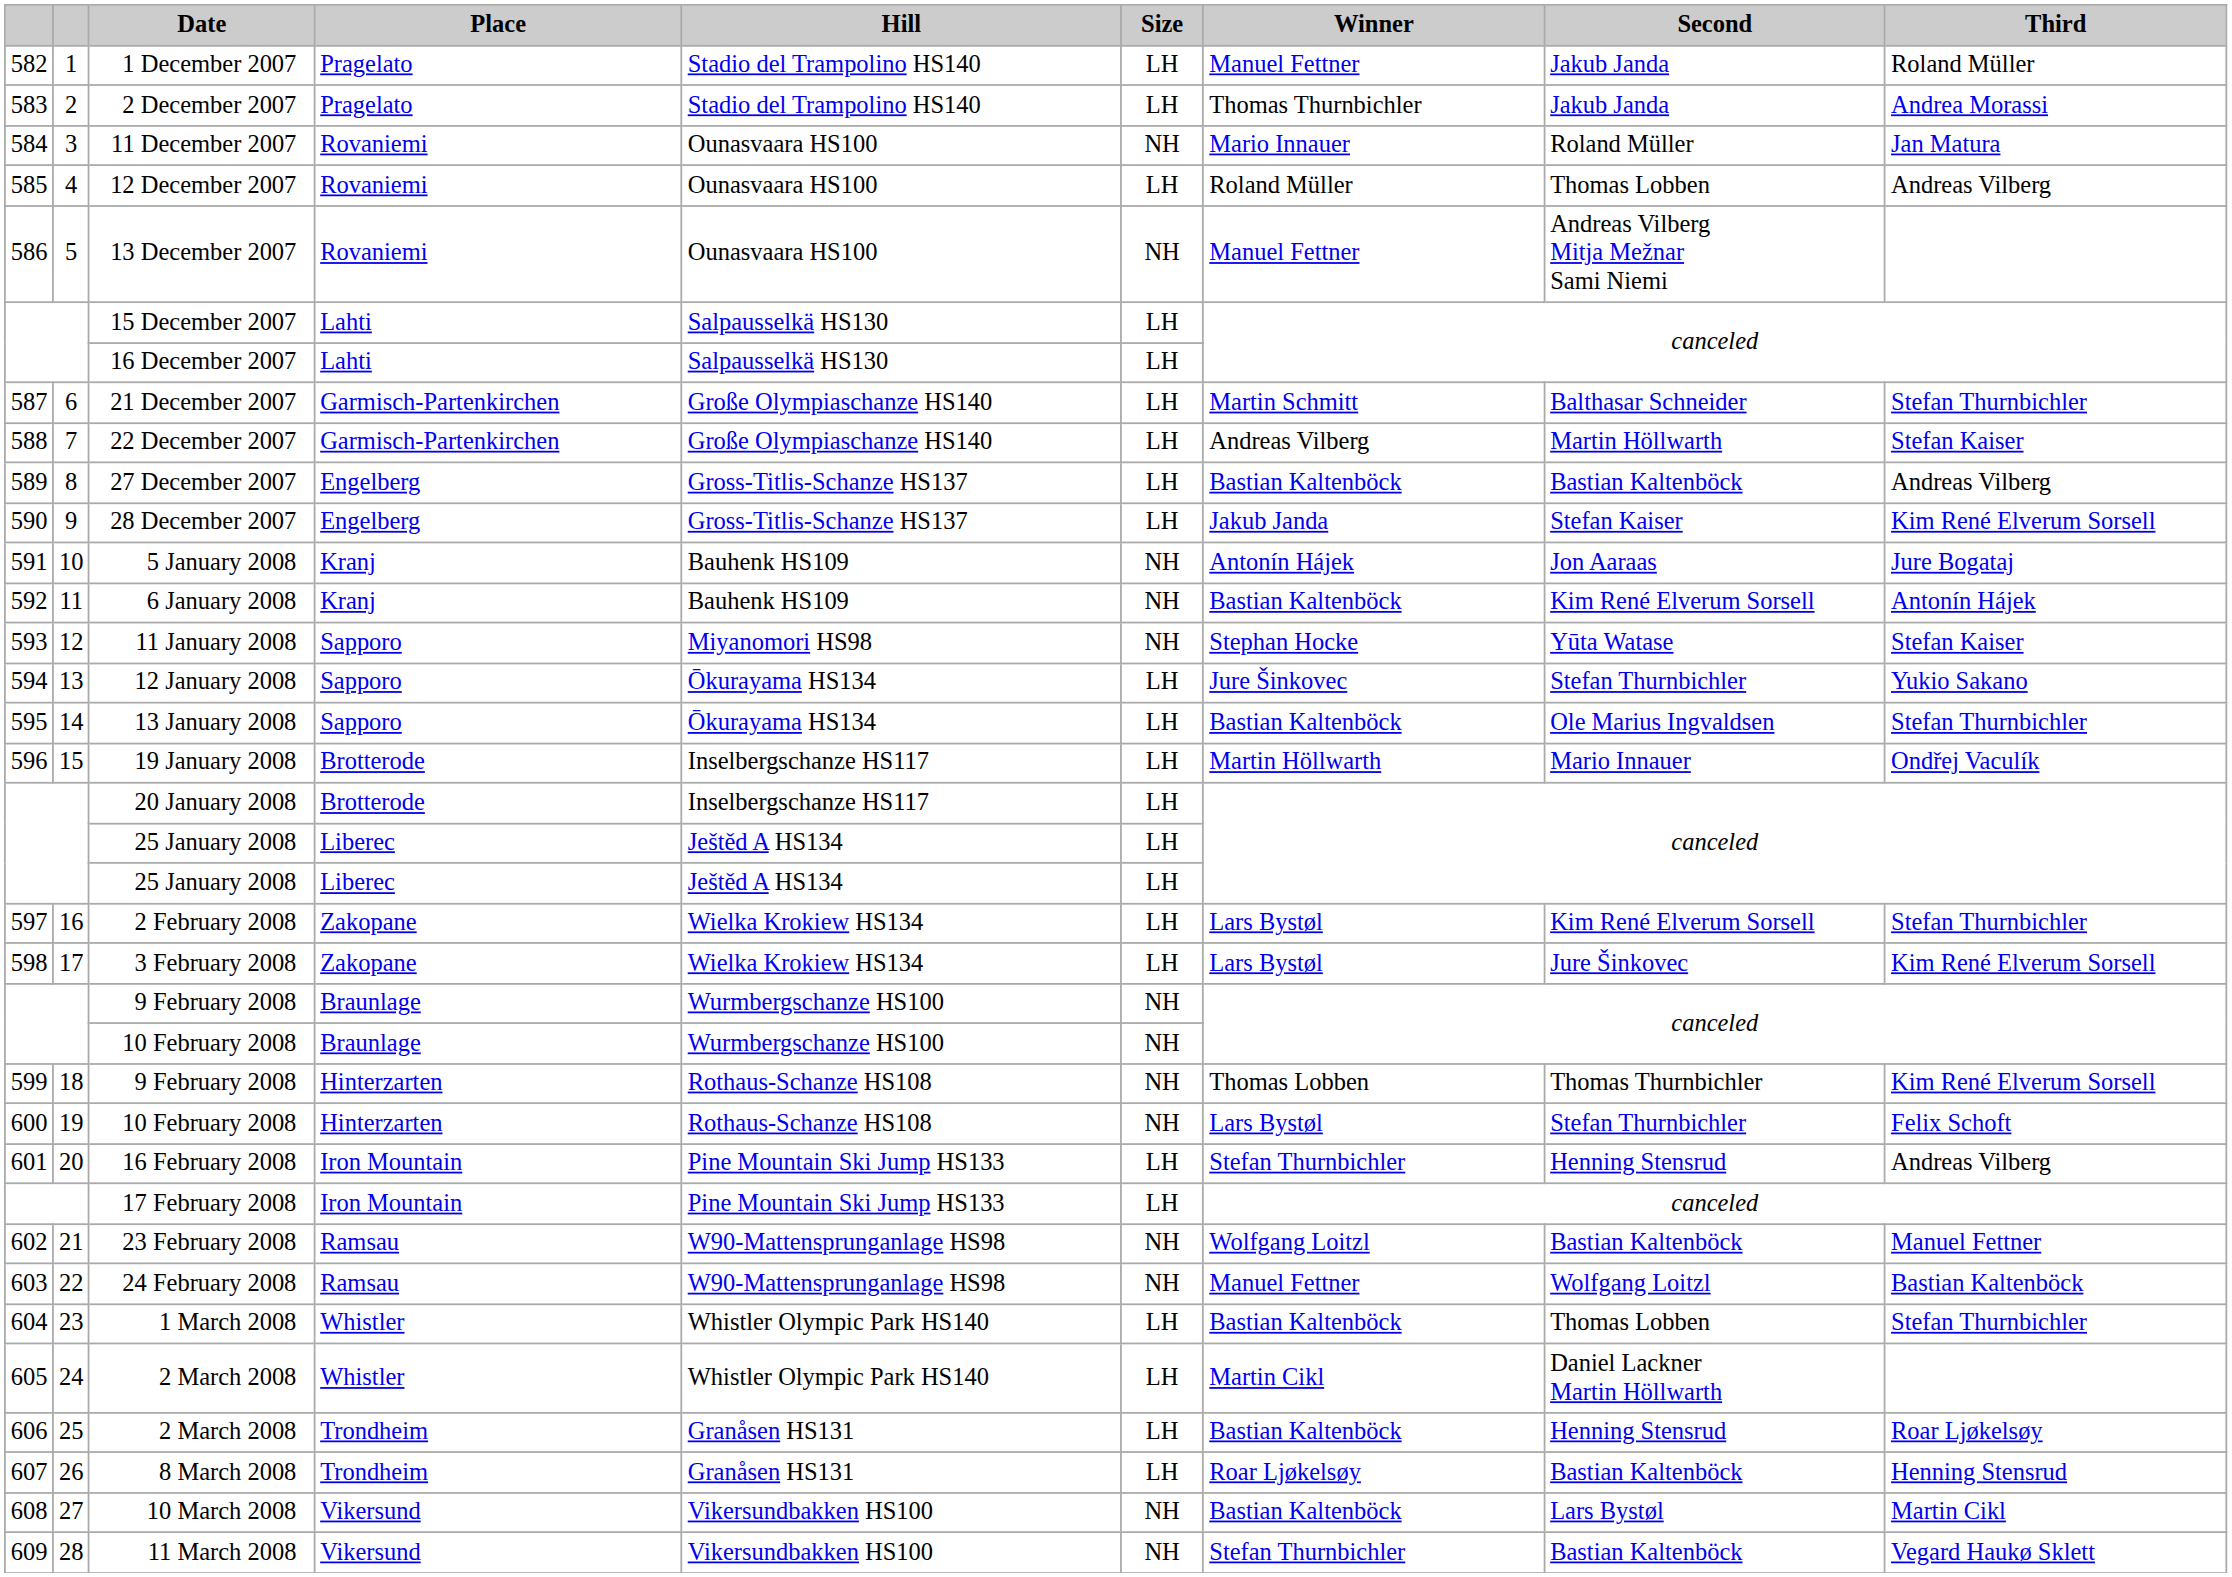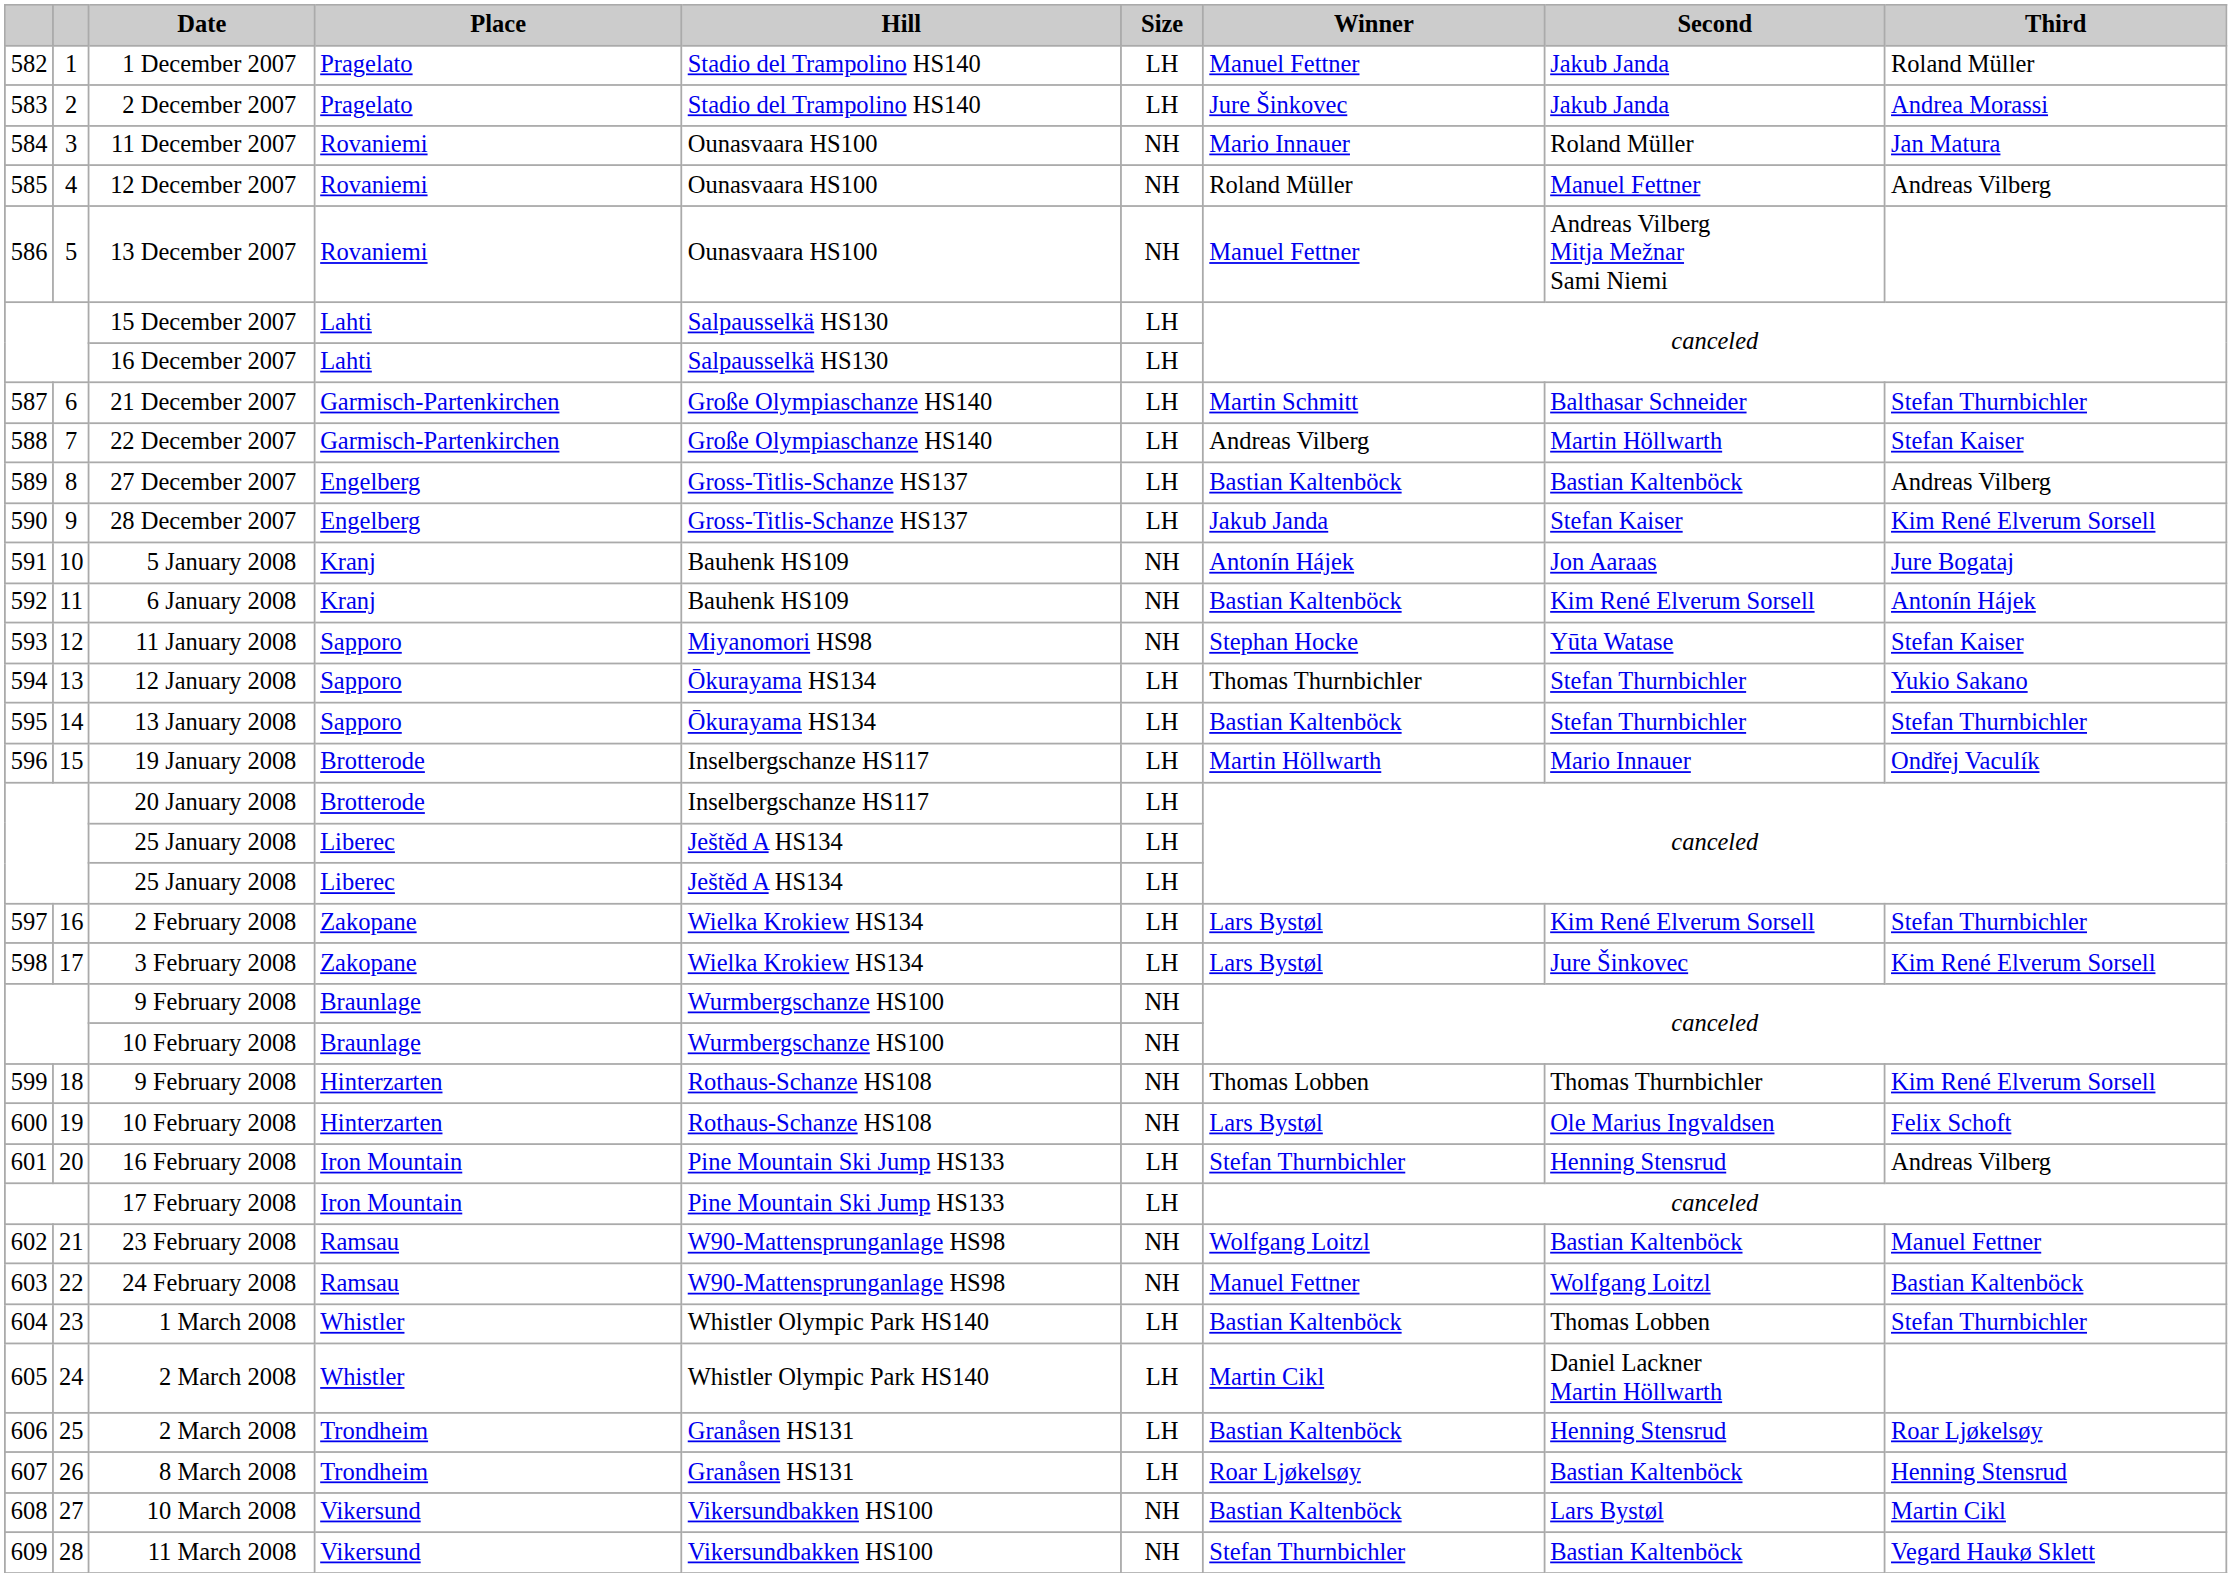(1315, 104) Thomas Thurnbichler -> (1278, 104) Jure Šinkovec
(1162, 184) LH -> (1162, 184) NH
(1630, 184) Thomas Lobben -> (1625, 184) Manuel Fettner
(1278, 681) Jure Šinkovec -> (1315, 681) Thomas Thurnbichler
(1662, 722) Ole Marius Ingvaldsen -> (1648, 722) Stefan Thurnbichler
(1648, 1122) Stefan Thurnbichler -> (1662, 1122) Ole Marius Ingvaldsen
